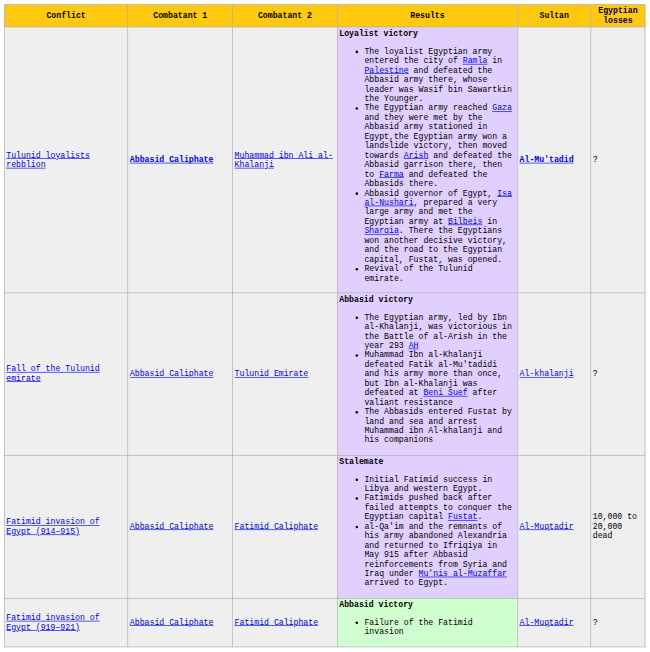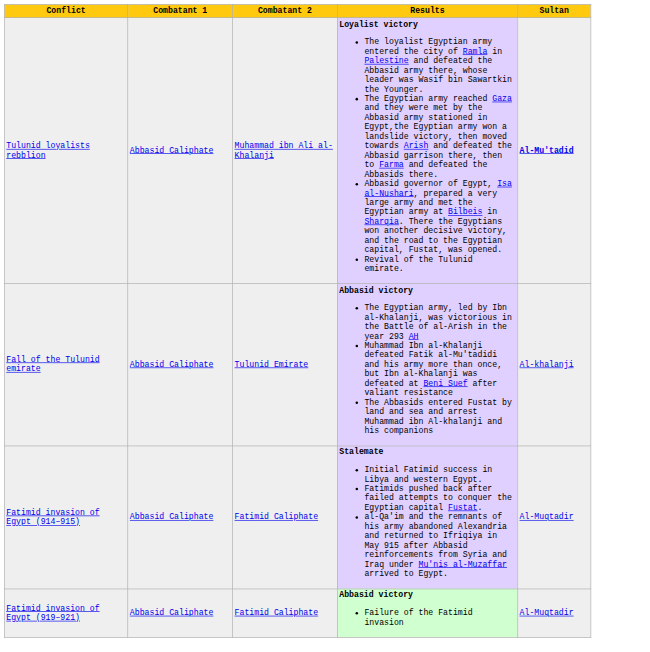- column: (618, 16)
(172, 160) bold -> (172, 151) normal
